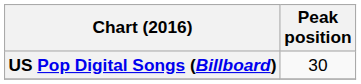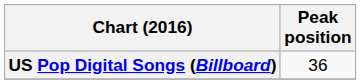(318, 65) 30 -> (318, 65) 36
